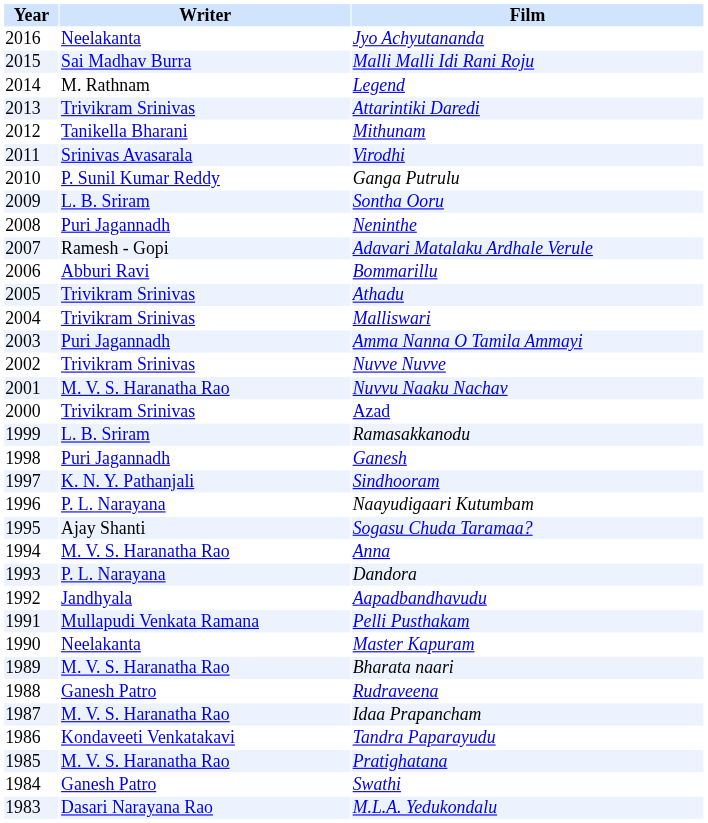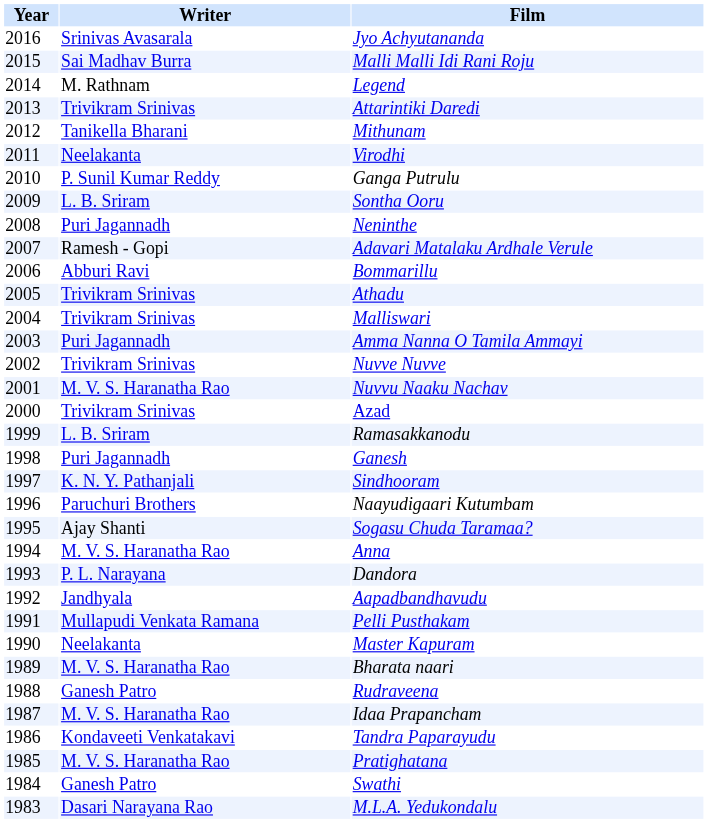(101, 38) Neelakanta -> (127, 38) Srinivas Avasarala
(127, 155) Srinivas Avasarala -> (101, 155) Neelakanta
(113, 504) P. L. Narayana -> (128, 504) Paruchuri Brothers
